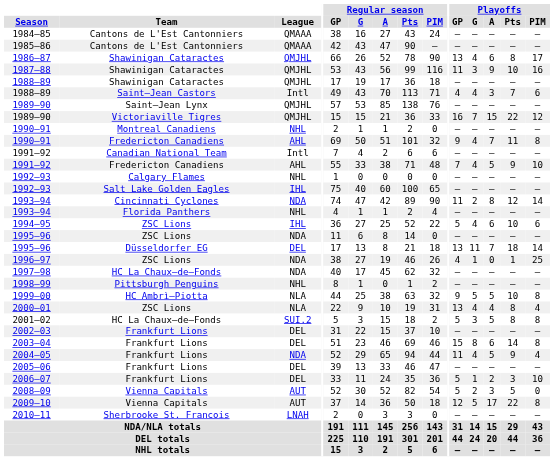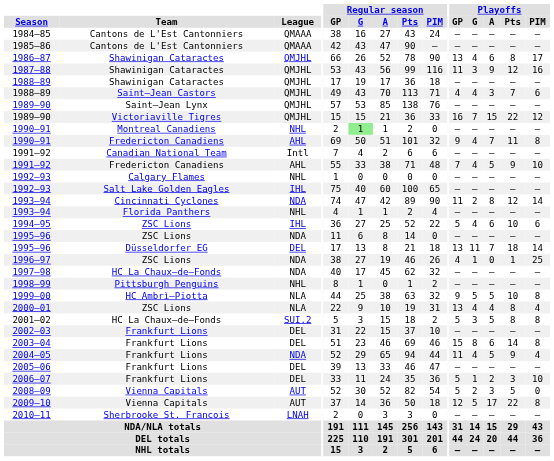(513, 69) 10 -> (513, 69) 12
(298, 93) Intl -> (298, 93) QMJHL
(360, 129) no background -> (360, 129) lightgreen background
